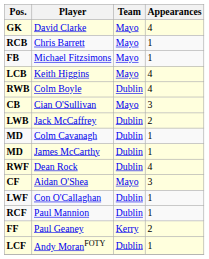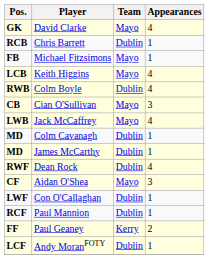(127, 43) Mayo -> (129, 43) Dublin
(129, 120) Dublin -> (127, 120) Mayo
(150, 120) 2 -> (150, 120) 4
